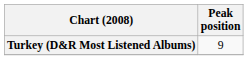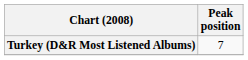(221, 45) 9 -> (221, 45) 7
